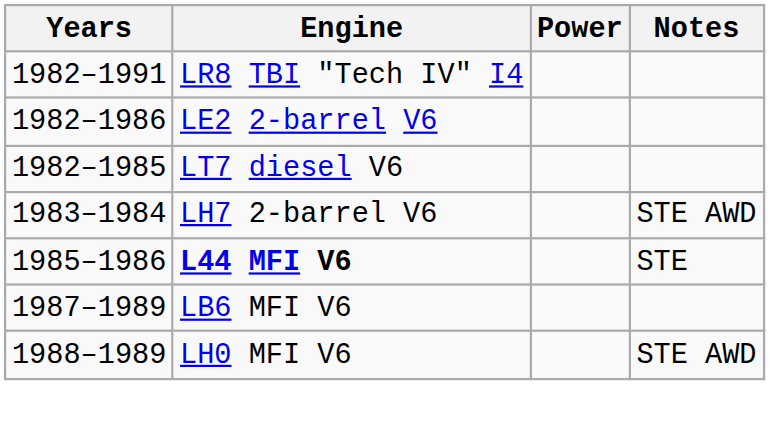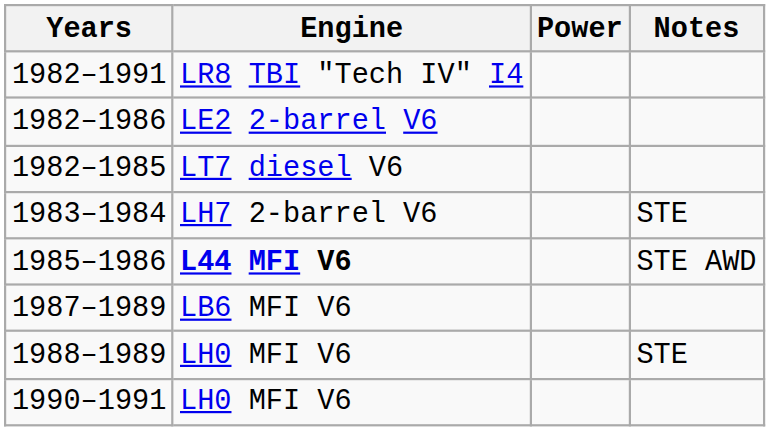(696, 215) STE AWD -> (662, 215) STE
(662, 261) STE -> (696, 261) STE AWD
(696, 355) STE AWD -> (662, 355) STE
+ row: (89, 401)
